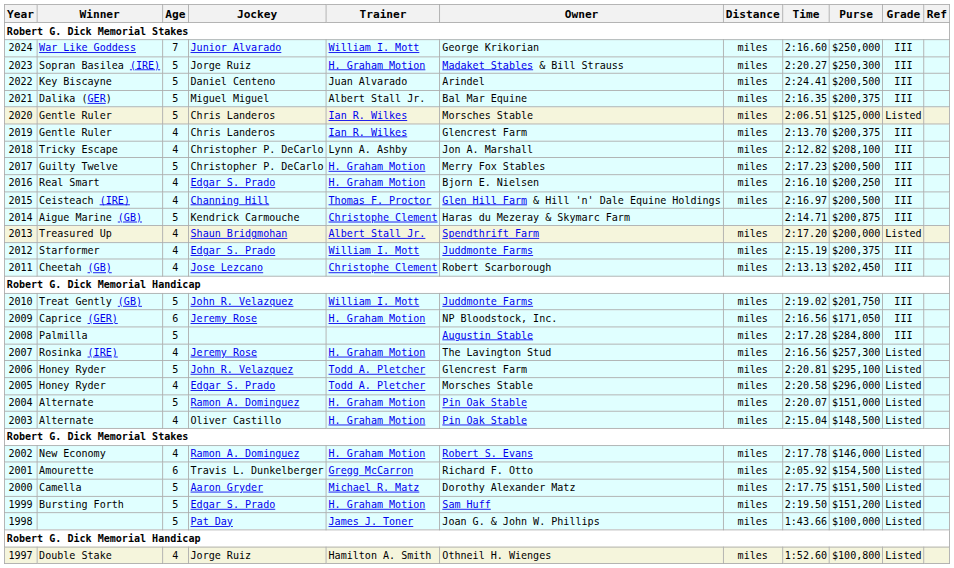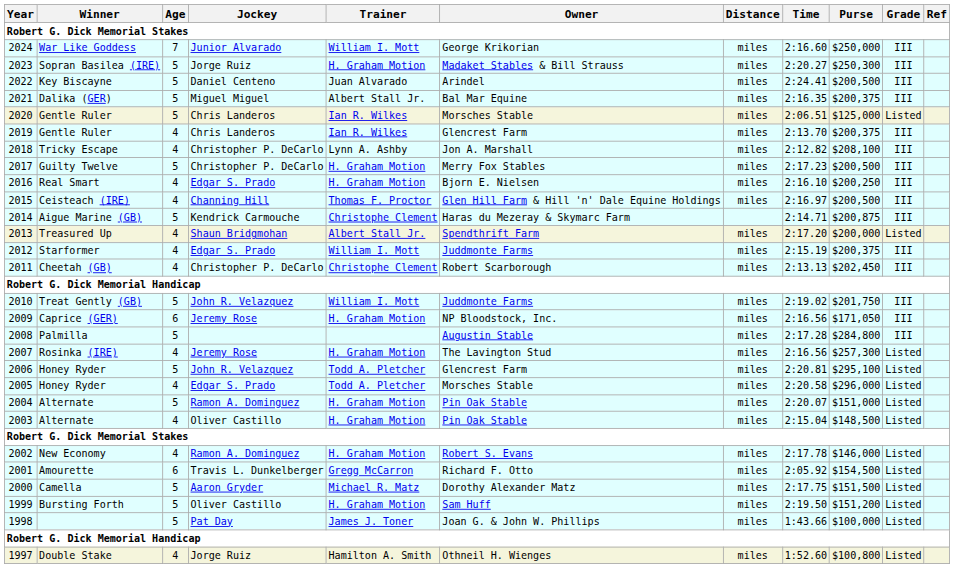(227, 268) Jose Lezcano -> (257, 268) Christopher P. DeCarlo
(233, 504) Edgar S. Prado -> (236, 504) Oliver Castillo
